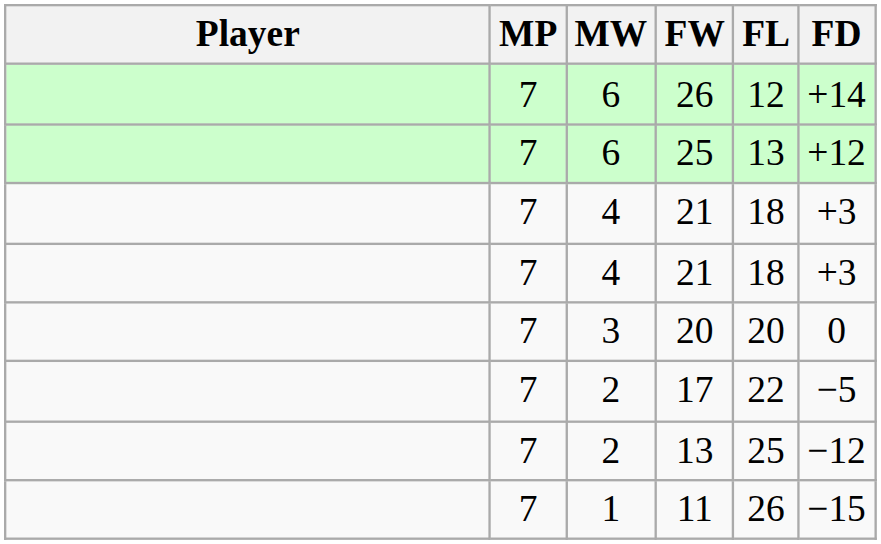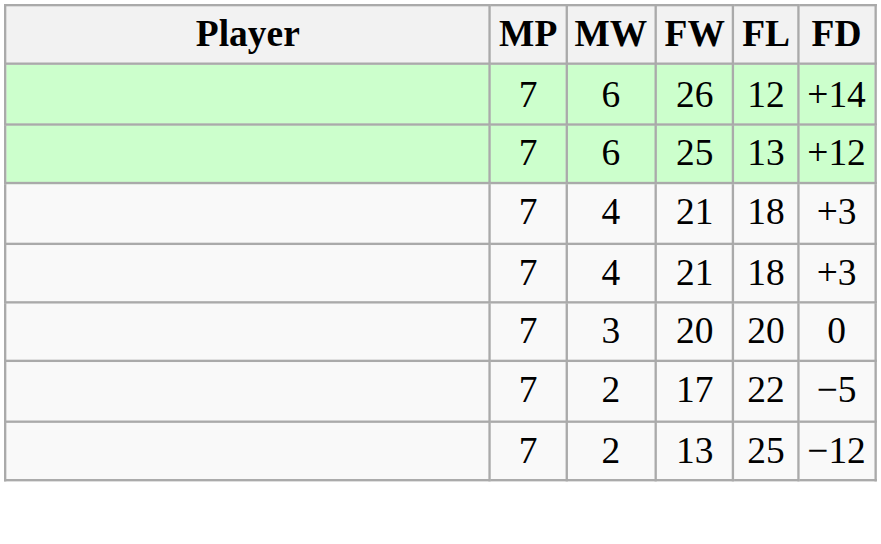- row: (611, 509)
